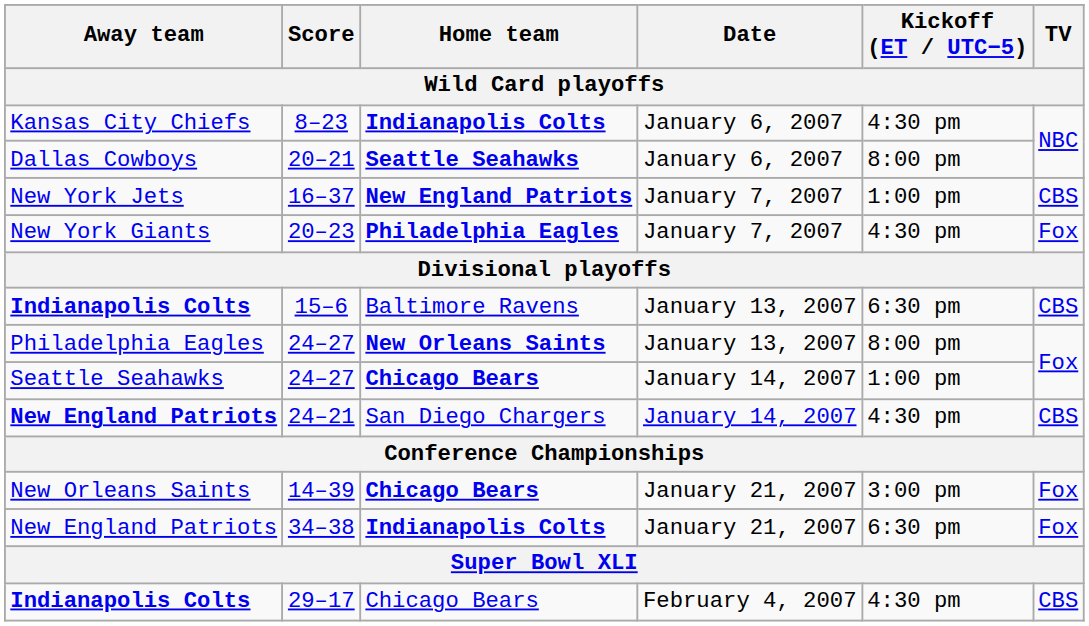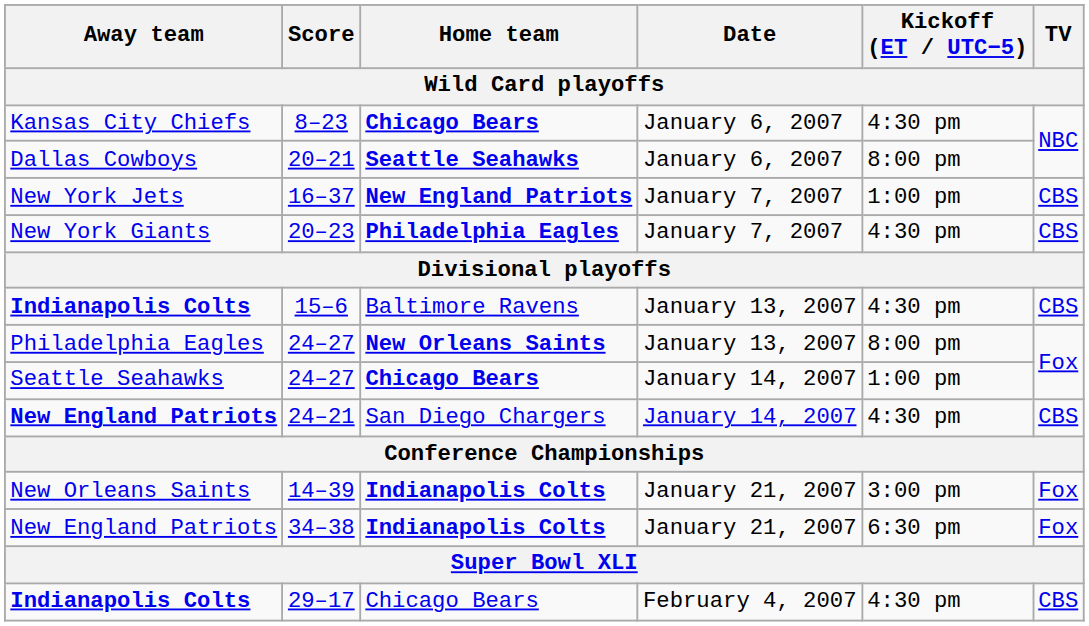(485, 123) Indianapolis Colts -> (452, 123) Chicago Bears
(1058, 233) Fox -> (1058, 233) CBS
(914, 307) 6:30 pm -> (914, 307) 4:30 pm
(452, 491) Chicago Bears -> (485, 491) Indianapolis Colts
